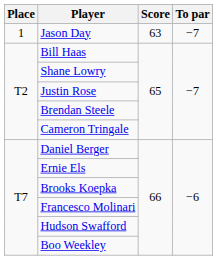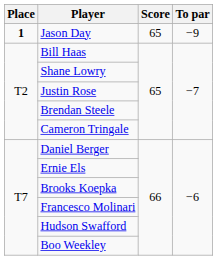(21, 33) normal -> (21, 33) bold
(155, 33) 63 -> (155, 33) 65
(193, 33) −7 -> (193, 33) −9
